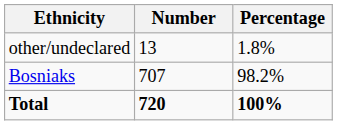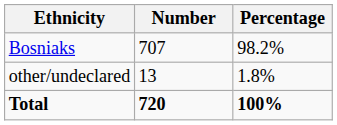rows swapped: (42, 76) <-> (69, 47)
